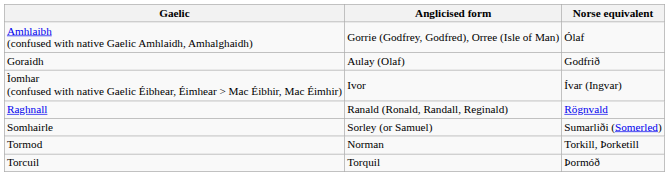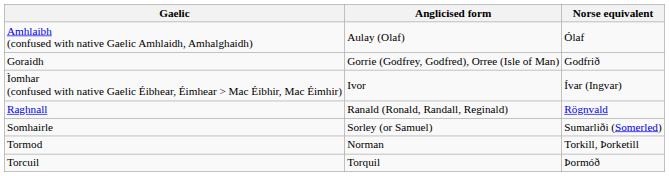(453, 37) Gorrie (Godfrey, Godfred), Orree (Isle of Man) -> (376, 37) Aulay (Olaf)
(376, 61) Aulay (Olaf) -> (453, 61) Gorrie (Godfrey, Godfred), Orree (Isle of Man)
